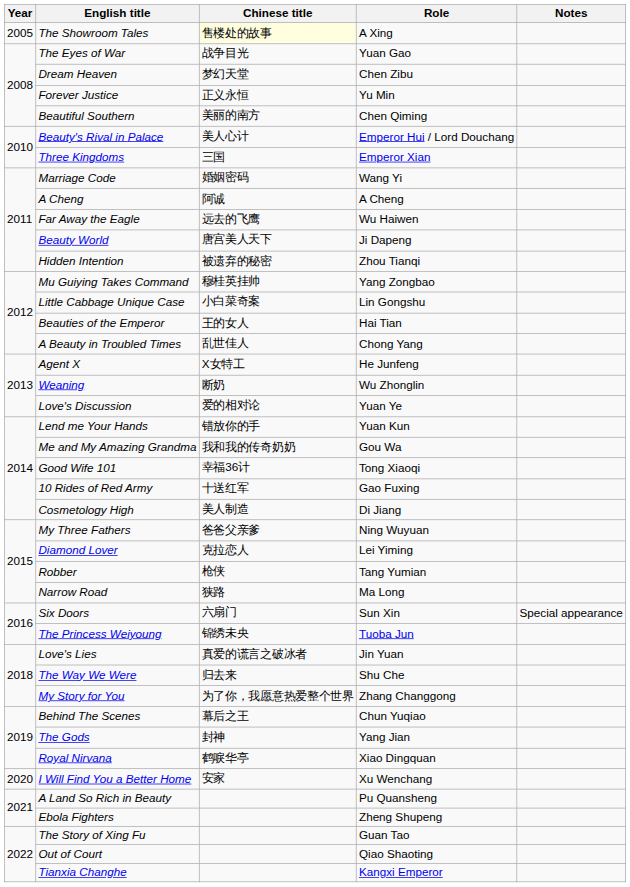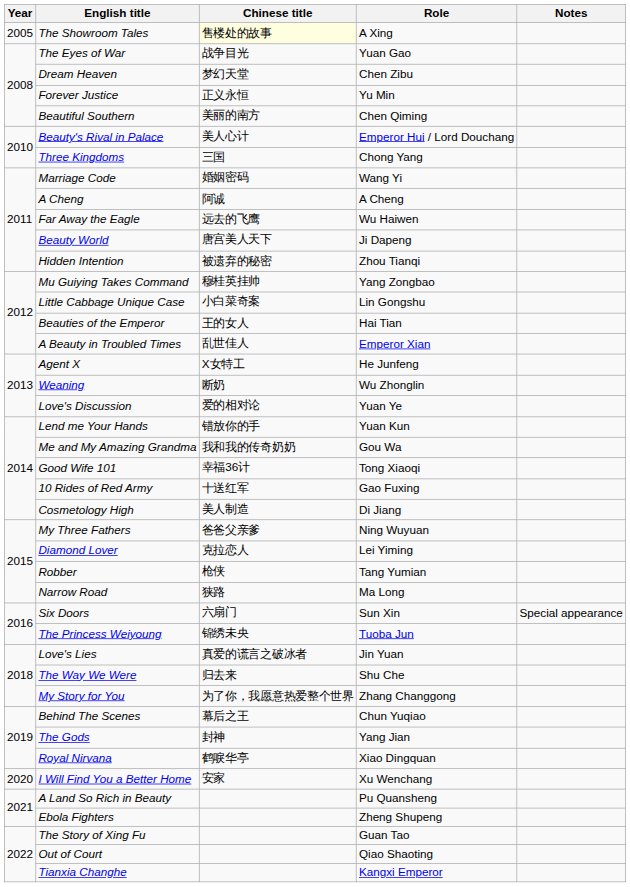(395, 157) Emperor Xian -> (391, 157) Chong Yang
(391, 344) Chong Yang -> (395, 344) Emperor Xian
